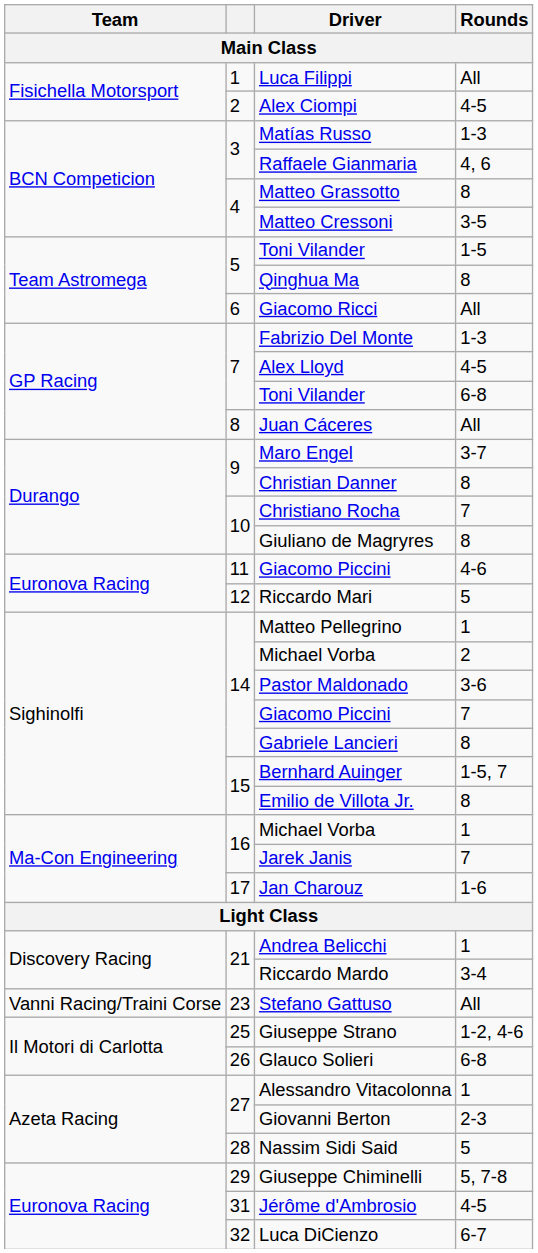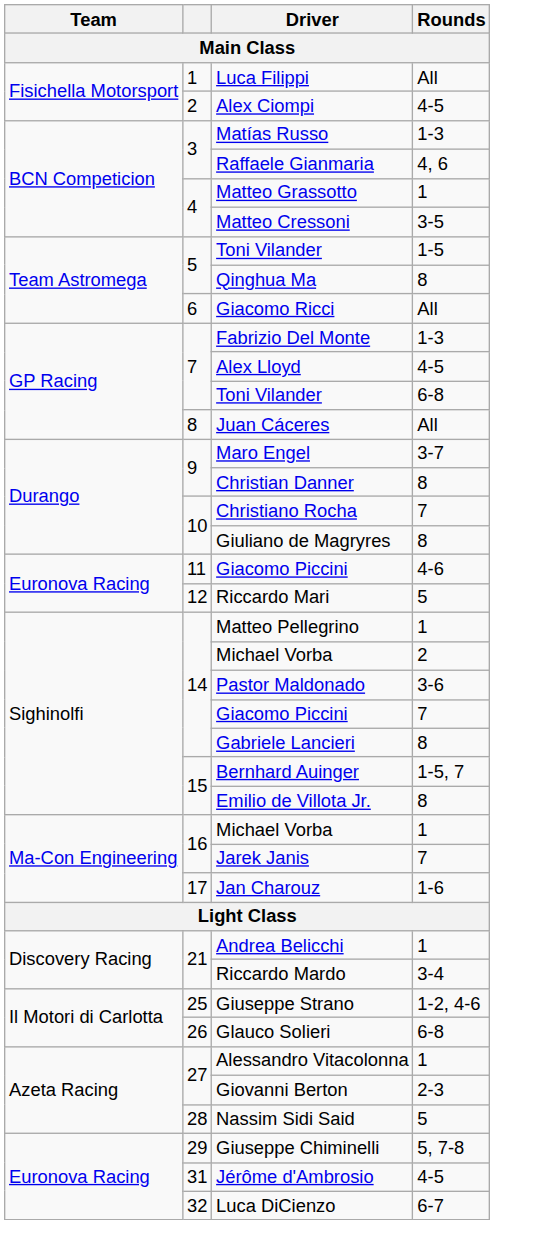(465, 192) 8 -> (422, 192) 1
- row: (240, 1003)
